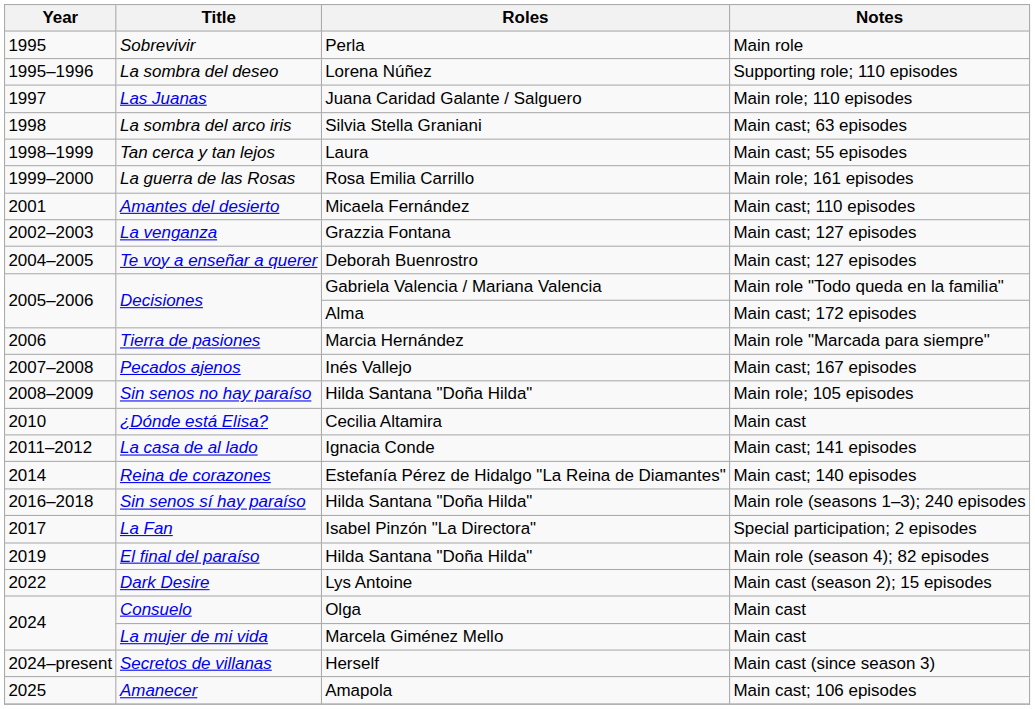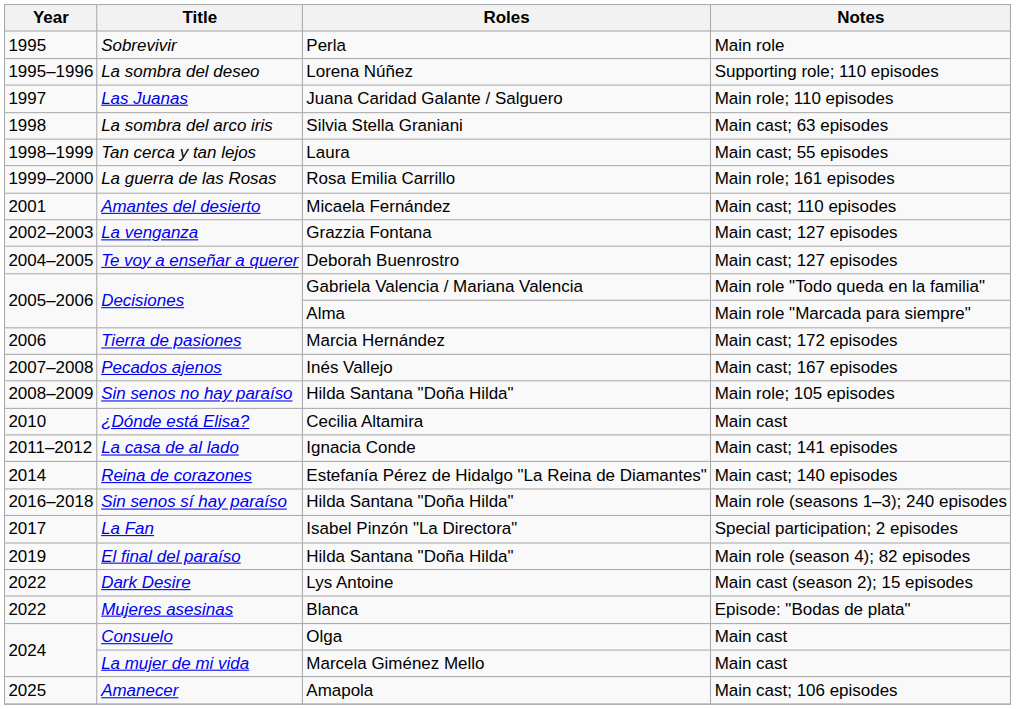(825, 313) Main cast; 172 episodes -> (843, 313) Main role "Marcada para siempre"
(862, 340) Main role "Marcada para siempre" -> (806, 340) Main cast; 172 episodes
+ row: (167, 609)
- row: (196, 663)
